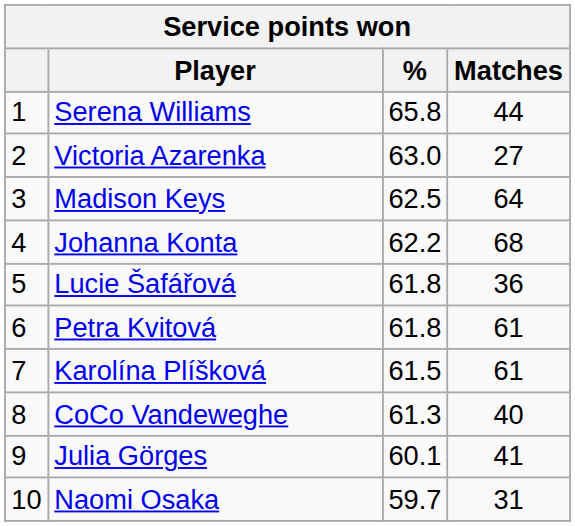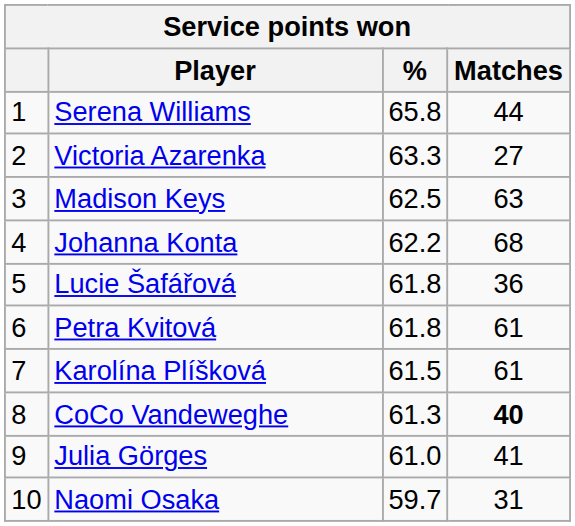(415, 156) 63.0 -> (415, 156) 63.3
(509, 199) 64 -> (509, 199) 63
(509, 414) normal -> (509, 414) bold
(415, 457) 60.1 -> (415, 457) 61.0
